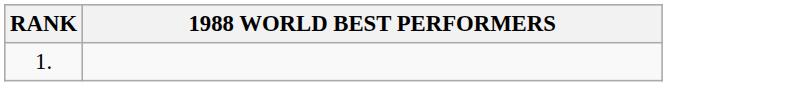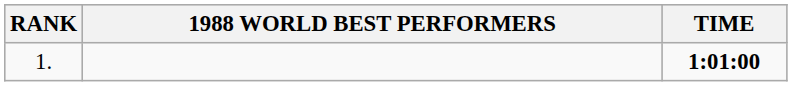+ column: (724, 23)
